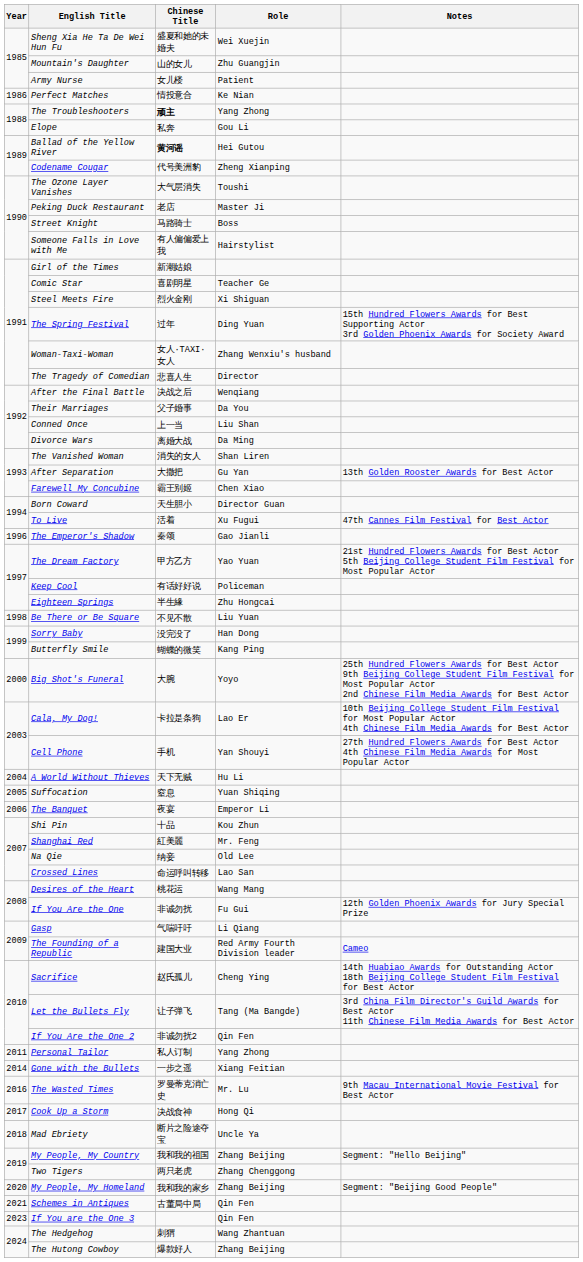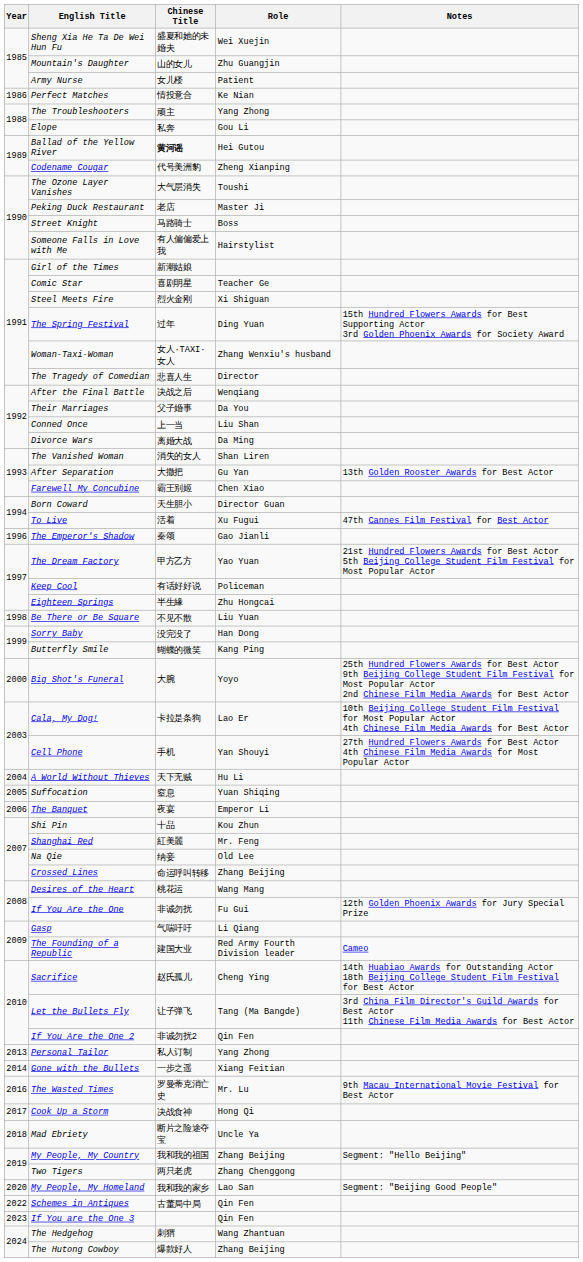(166, 112) bold -> (166, 112) normal
(236, 873) Lao San -> (251, 873) Zhang Beijing
(17, 1052) 2011 -> (17, 1052) 2013
(251, 1188) Zhang Beijing -> (236, 1188) Lao San
(17, 1204) 2021 -> (17, 1204) 2022
